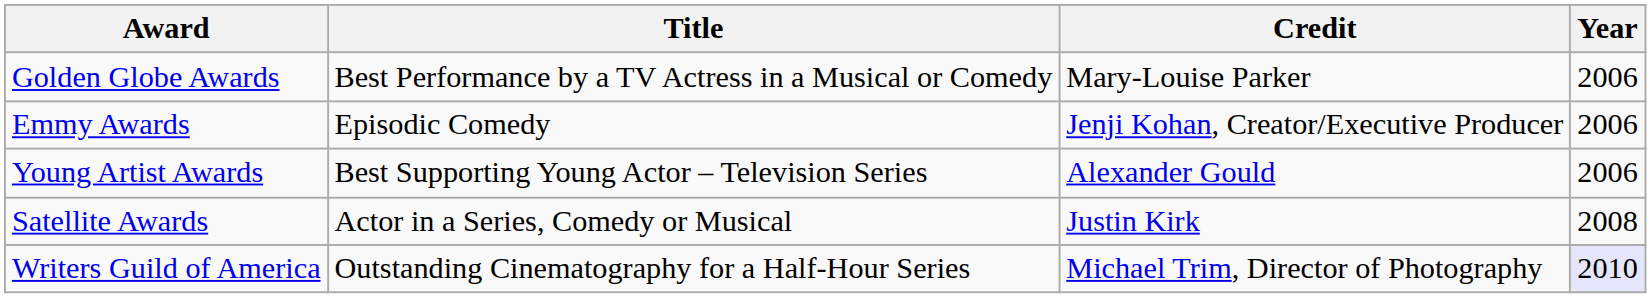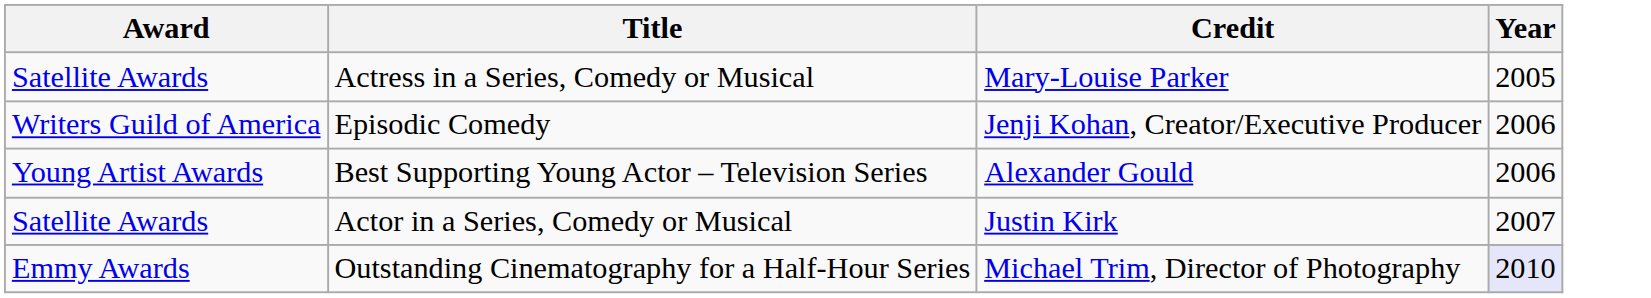+ row: (574, 76)
- row: (693, 76)
(101, 124) Emmy Awards -> (166, 124) Writers Guild of America
(1608, 220) 2008 -> (1525, 220) 2007
(166, 268) Writers Guild of America -> (101, 268) Emmy Awards
